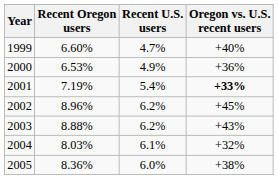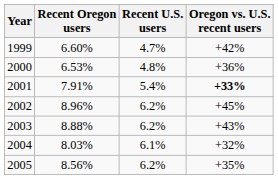(230, 47) +40% -> (230, 47) +42%
(153, 67) 4.9% -> (153, 67) 4.8%
(77, 86) 7.19% -> (77, 86) 7.91%
(77, 164) 8.36% -> (77, 164) 8.56%
(153, 164) 6.0% -> (153, 164) 6.2%
(230, 164) +38% -> (230, 164) +35%
